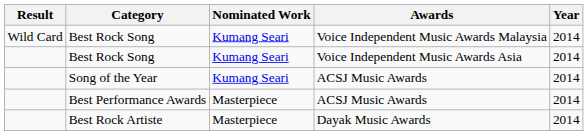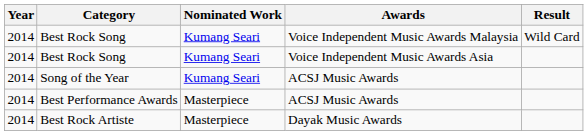columns swapped: (566, 15) <-> (35, 15)
